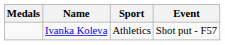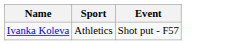- column: (23, 13)
